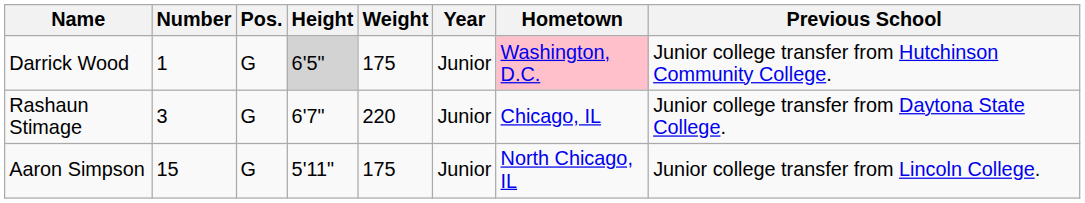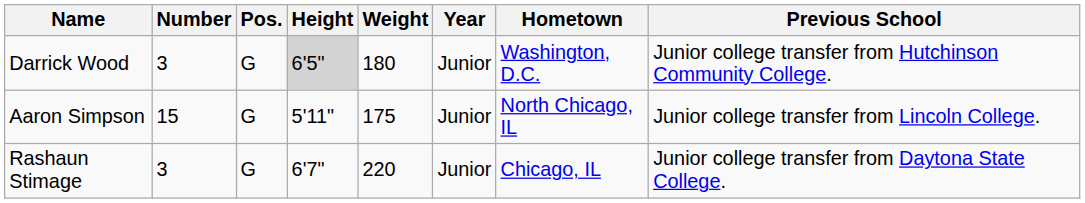(162, 62) 1 -> (162, 62) 3
(379, 62) 175 -> (379, 62) 180
(555, 62) pink background -> (555, 62) no background
rows swapped: (49, 116) <-> (77, 170)
